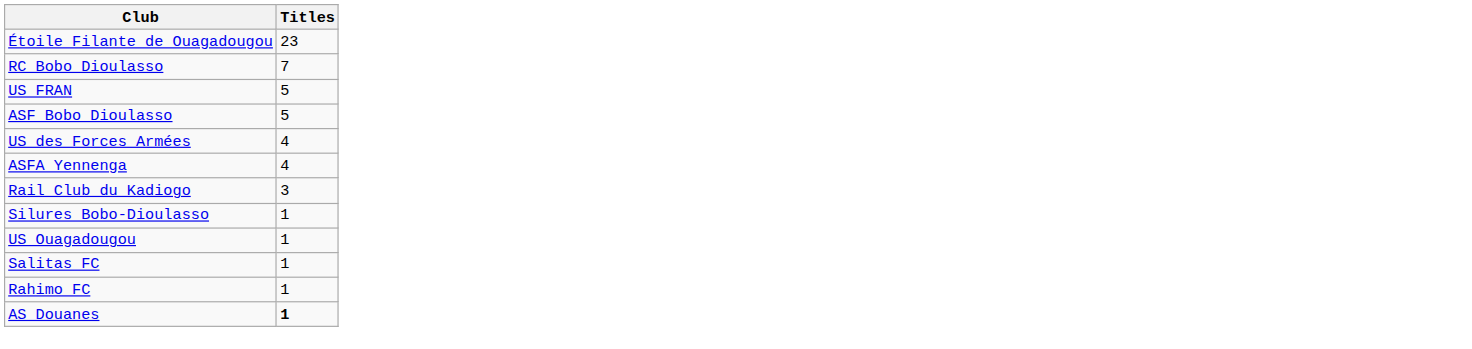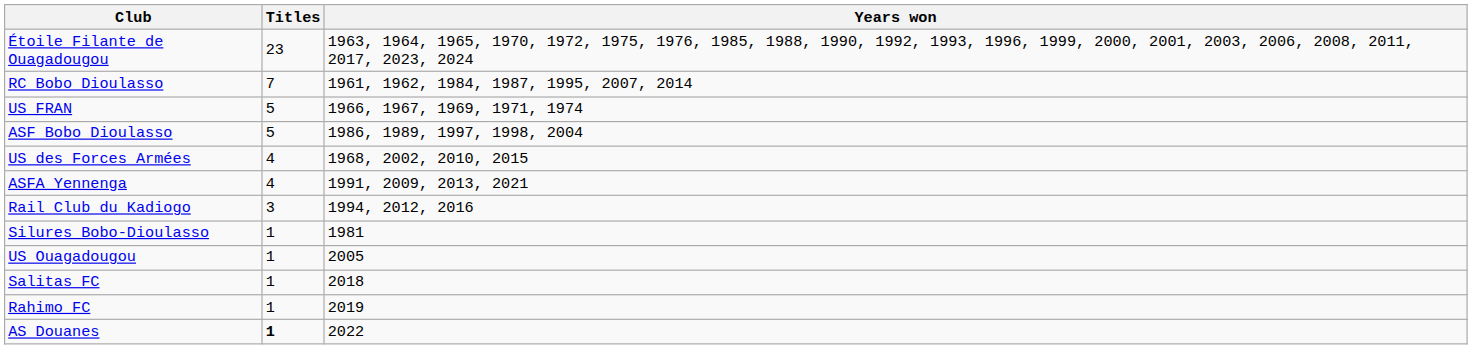+ column: (896, 17)
